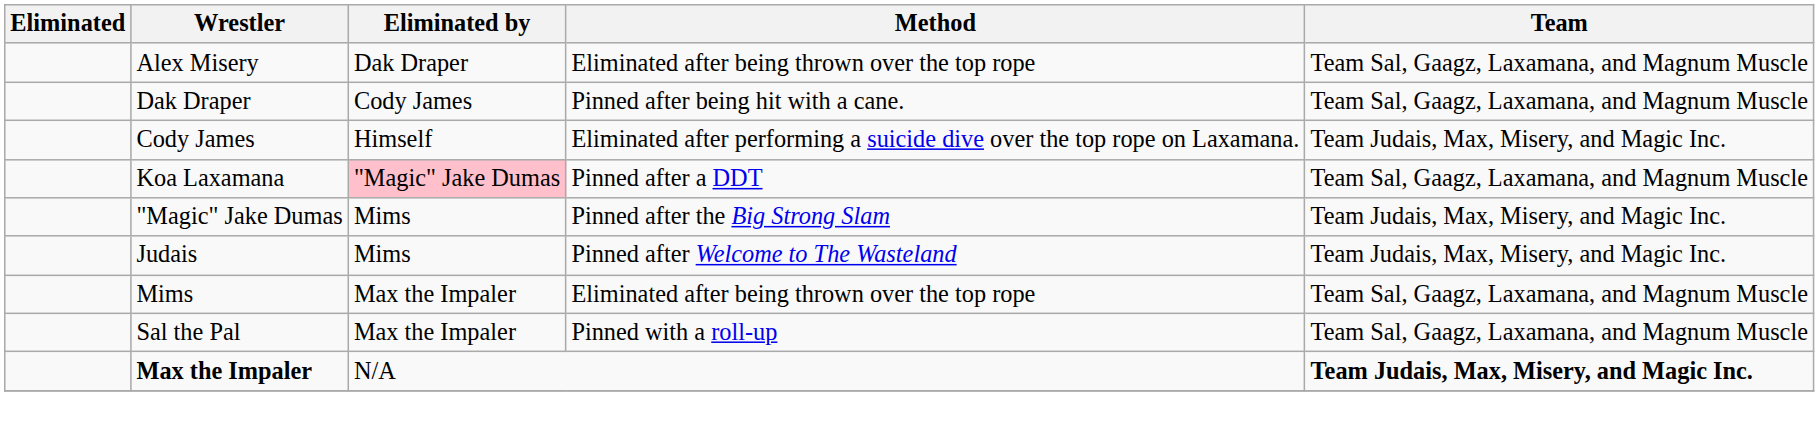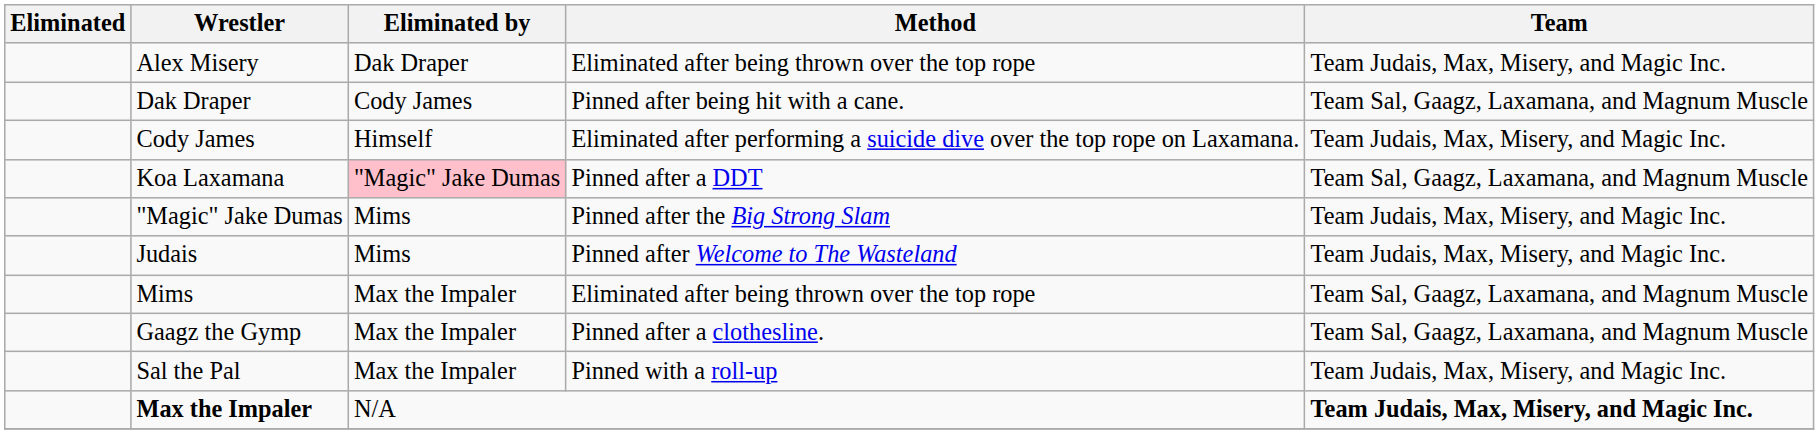(1559, 62) Team Sal, Gaagz, Laxamana, and Magnum Muscle -> (1518, 62) Team Judais, Max, Misery, and Magic Inc.
+ row: (219, 332)
(1559, 332) Team Sal, Gaagz, Laxamana, and Magnum Muscle -> (1518, 370) Team Judais, Max, Misery, and Magic Inc.
